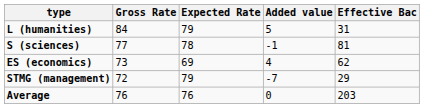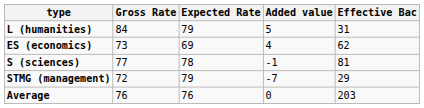rows swapped: (50, 62) <-> (43, 46)
